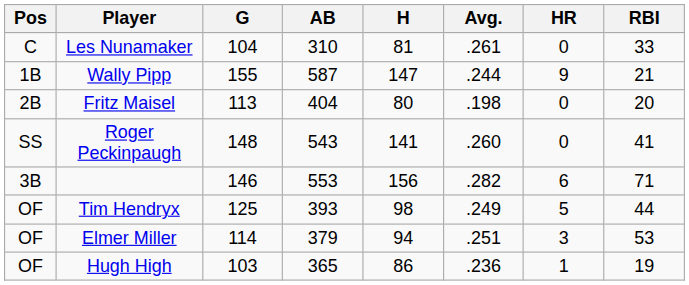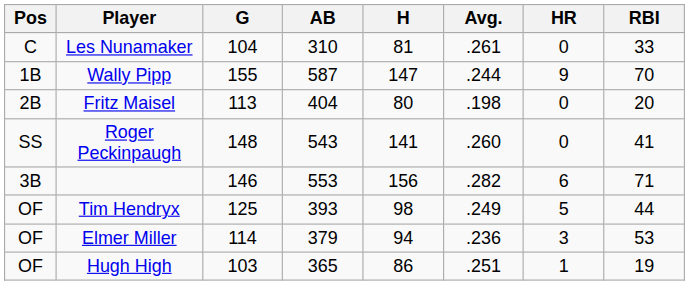(644, 75) 21 -> (644, 75) 70
(483, 237) .251 -> (483, 237) .236
(483, 266) .236 -> (483, 266) .251
